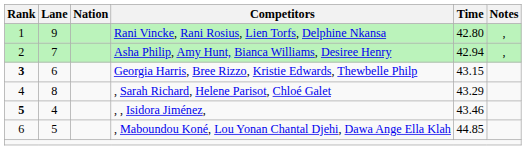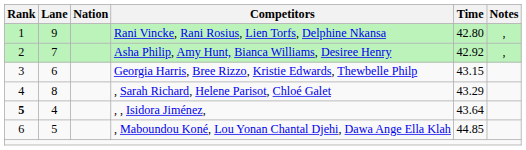(470, 52) 42.94 -> (470, 52) 42.92
(21, 71) bold -> (21, 71) normal
(470, 110) 43.46 -> (470, 110) 43.64
